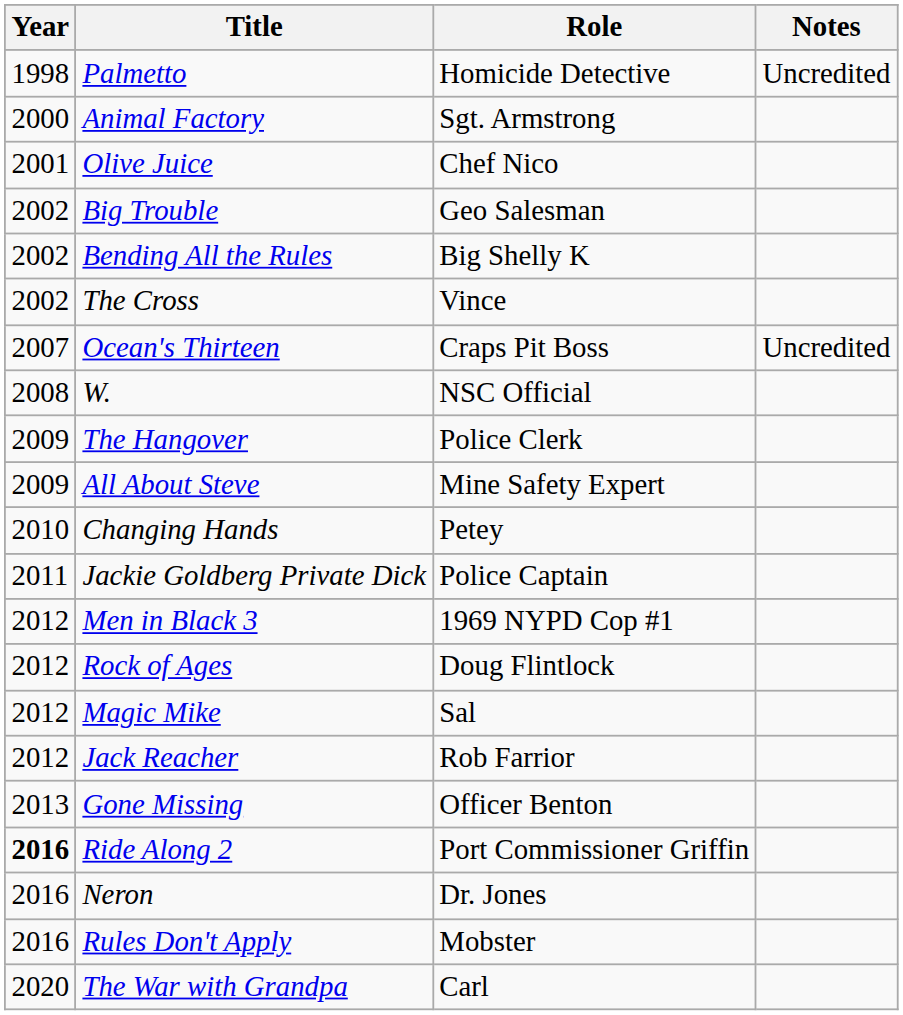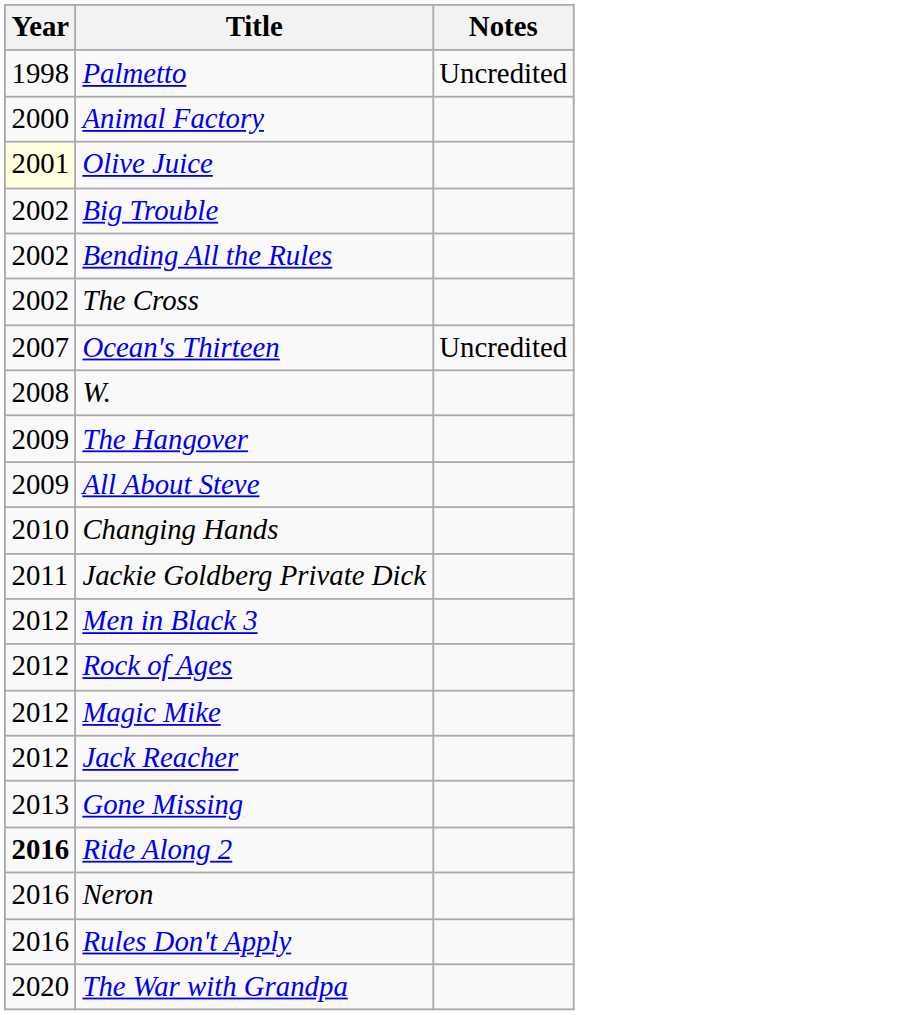- column: (594, 27)
(40, 164) no background -> (40, 164) lightyellow background
